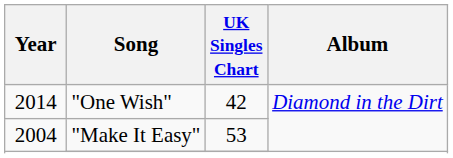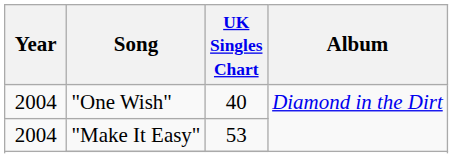(36, 101) 2014 -> (36, 101) 2004
(236, 101) 42 -> (236, 101) 40
